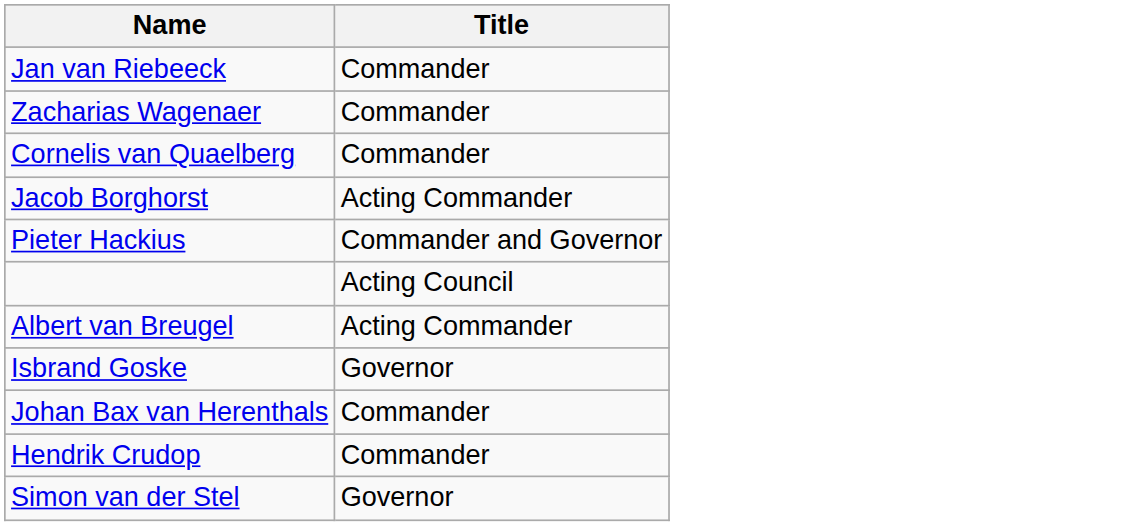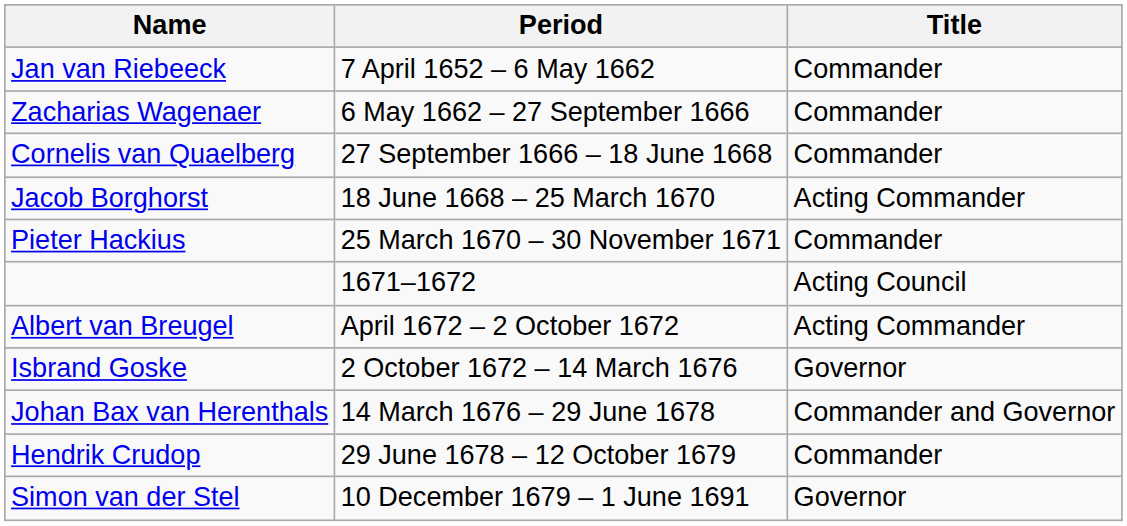+ column: (561, 25)
(502, 240) Commander and Governor -> (868, 240) Commander
(415, 411) Commander -> (954, 411) Commander and Governor
